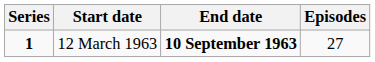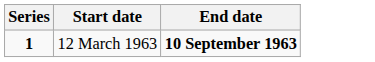- column: (335, 17)
